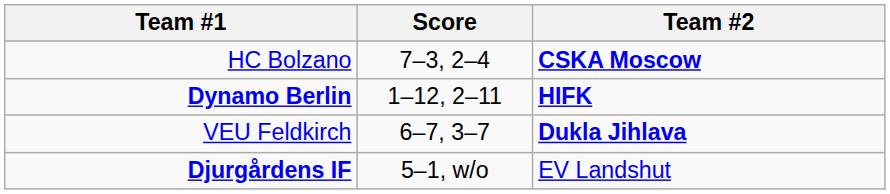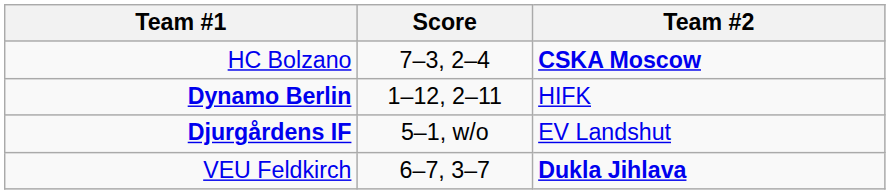(565, 96) bold -> (565, 96) normal
rows swapped: (270, 170) <-> (277, 133)
